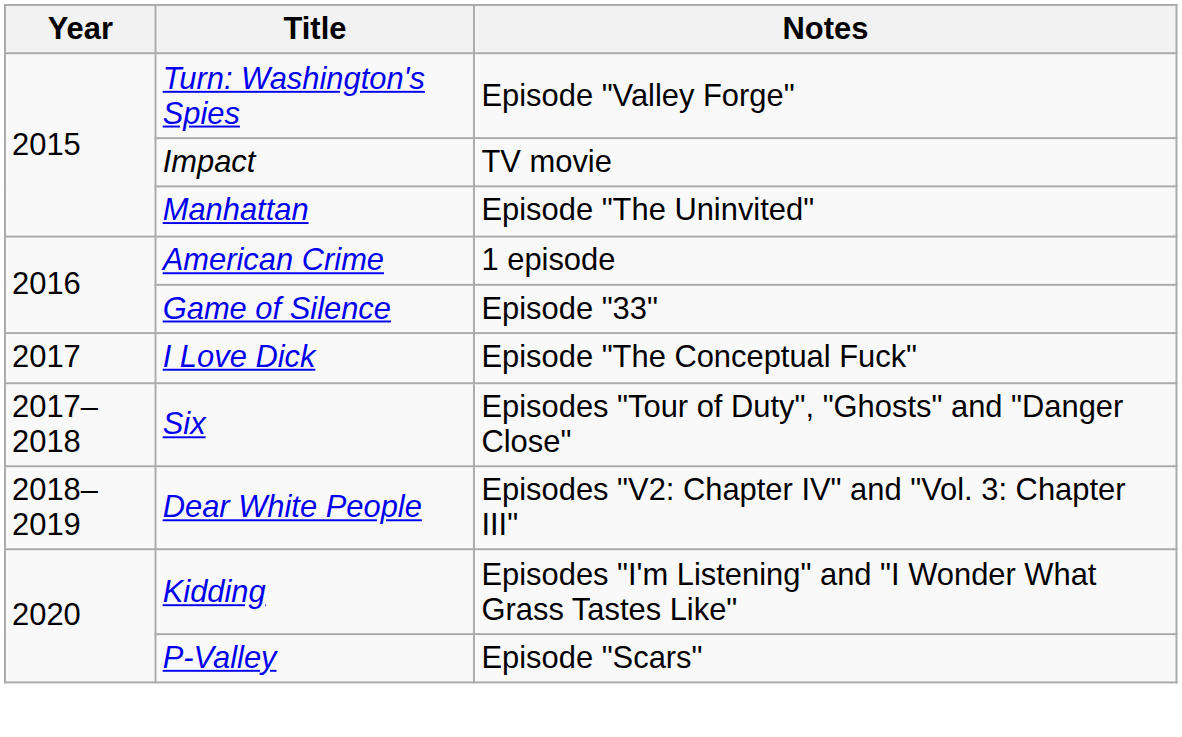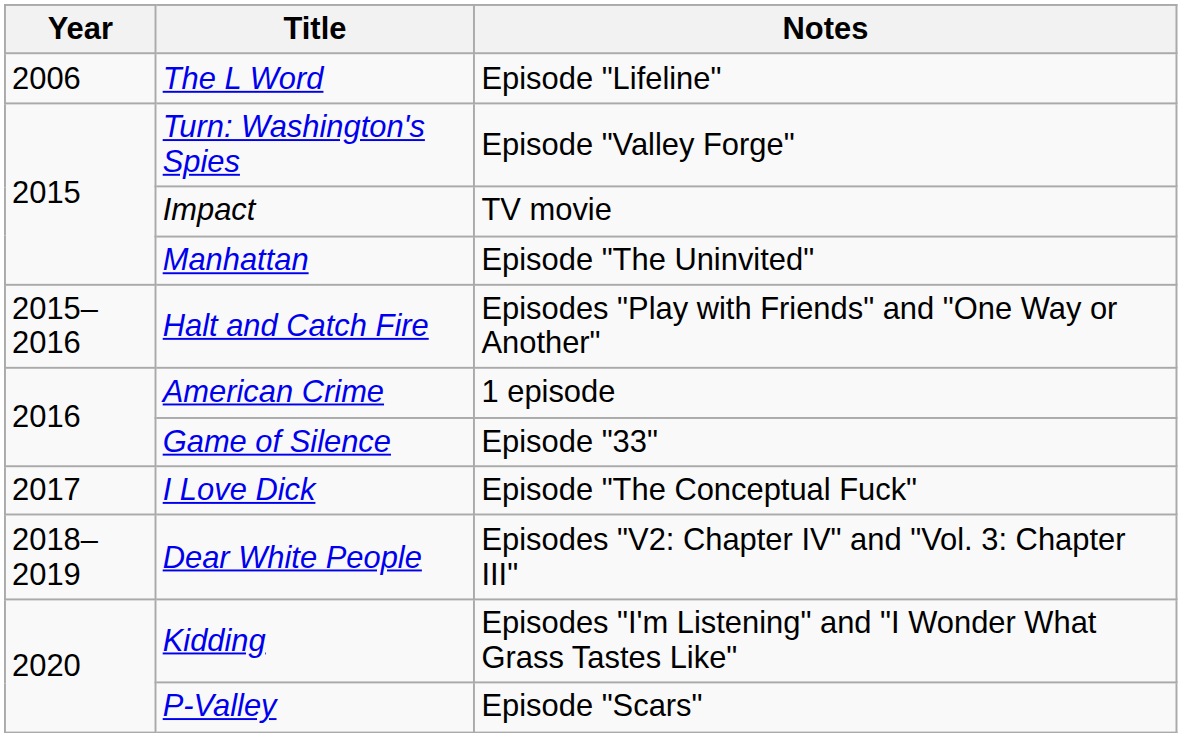+ row: (243, 77)
+ row: (296, 325)
- row: (184, 423)
